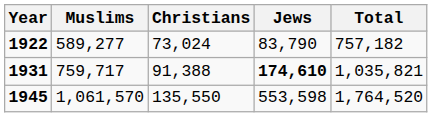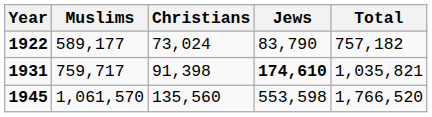(90, 45) 589,277 -> (90, 45) 589,177
(181, 71) 91,388 -> (181, 71) 91,398
(186, 98) 135,550 -> (186, 98) 135,560
(379, 98) 1,764,520 -> (379, 98) 1,766,520
